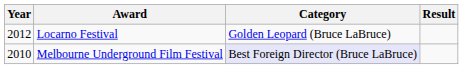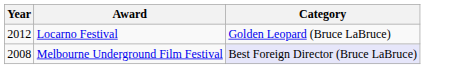- column: (439, 14)
(19, 54) 2010 -> (19, 54) 2008
